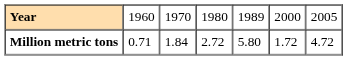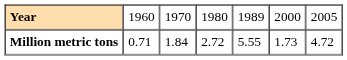(249, 42) 5.80 -> (249, 42) 5.55
(286, 42) 1.72 -> (286, 42) 1.73
